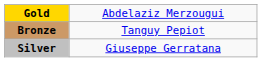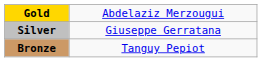rows swapped: (37, 48) <-> (37, 30)
